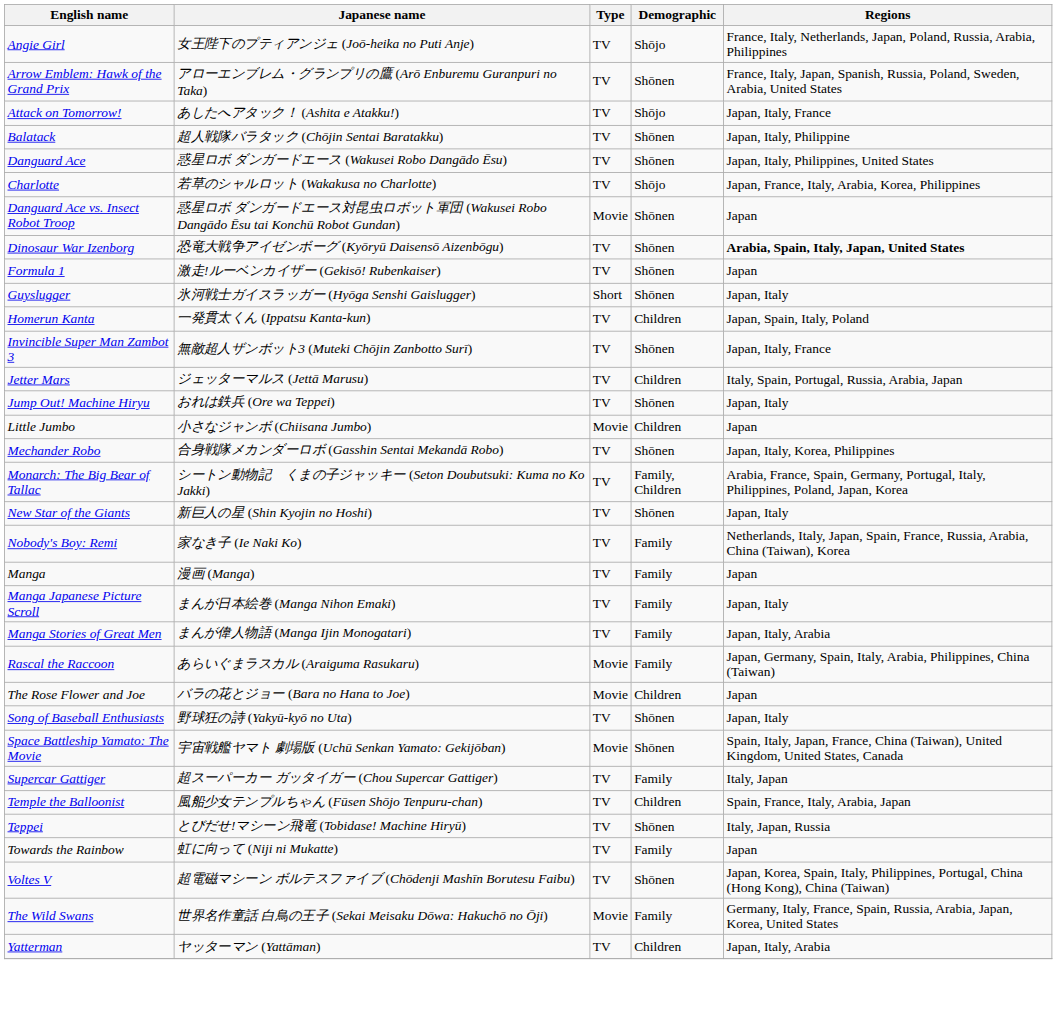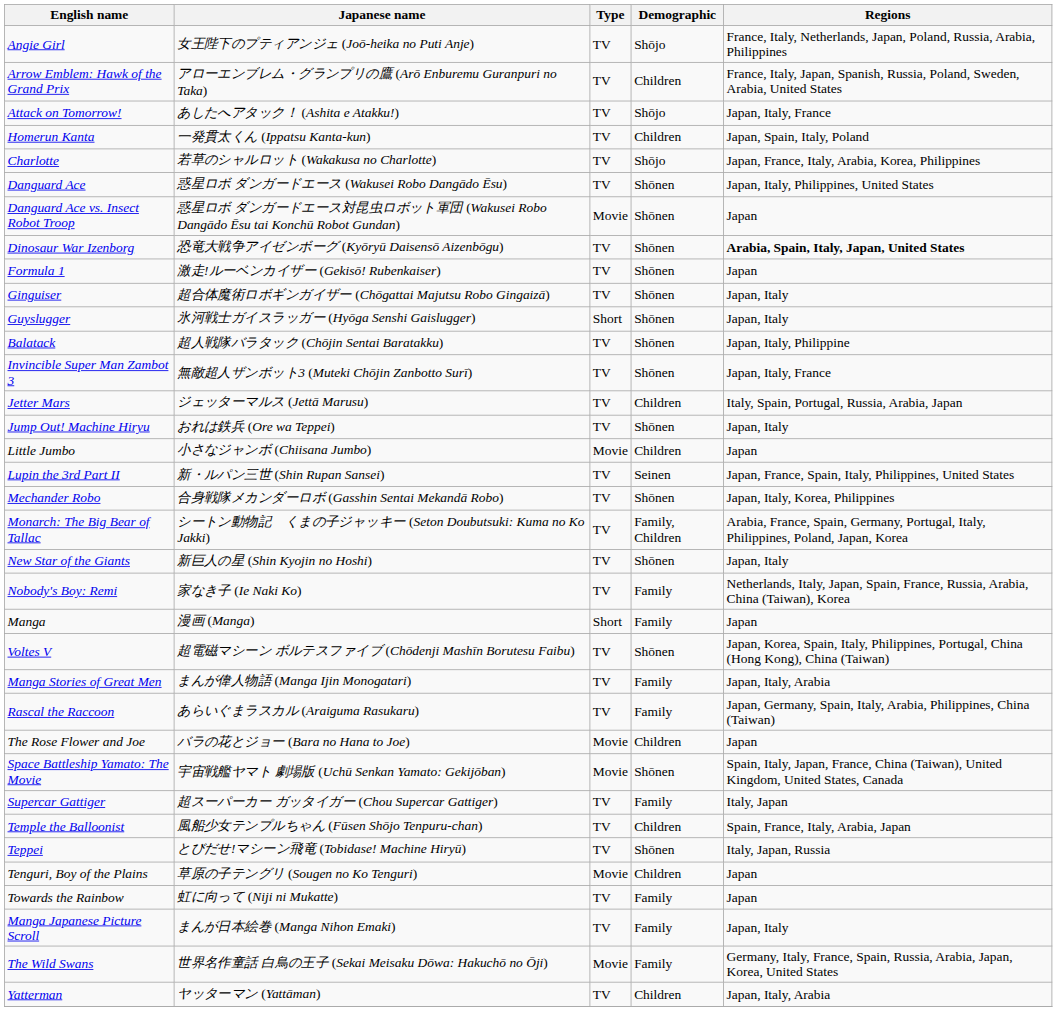(654, 81) Shōnen -> (658, 81) Children
rows swapped: (31, 136) <-> (51, 318)
rows swapped: (33, 184) <-> (47, 160)
+ row: (34, 295)
+ row: (64, 474)
(602, 573) TV -> (607, 621) Short
rows swapped: (74, 603) <-> (29, 880)
(610, 664) Movie -> (602, 711) TV
- row: (86, 718)
+ row: (78, 873)
